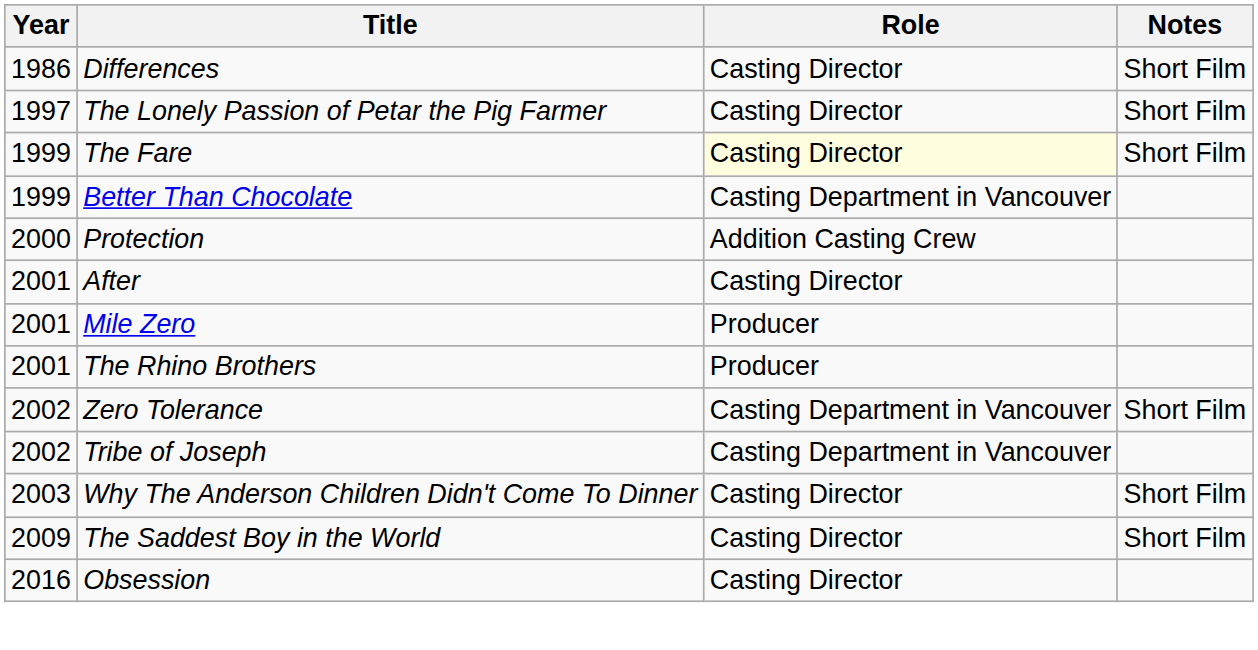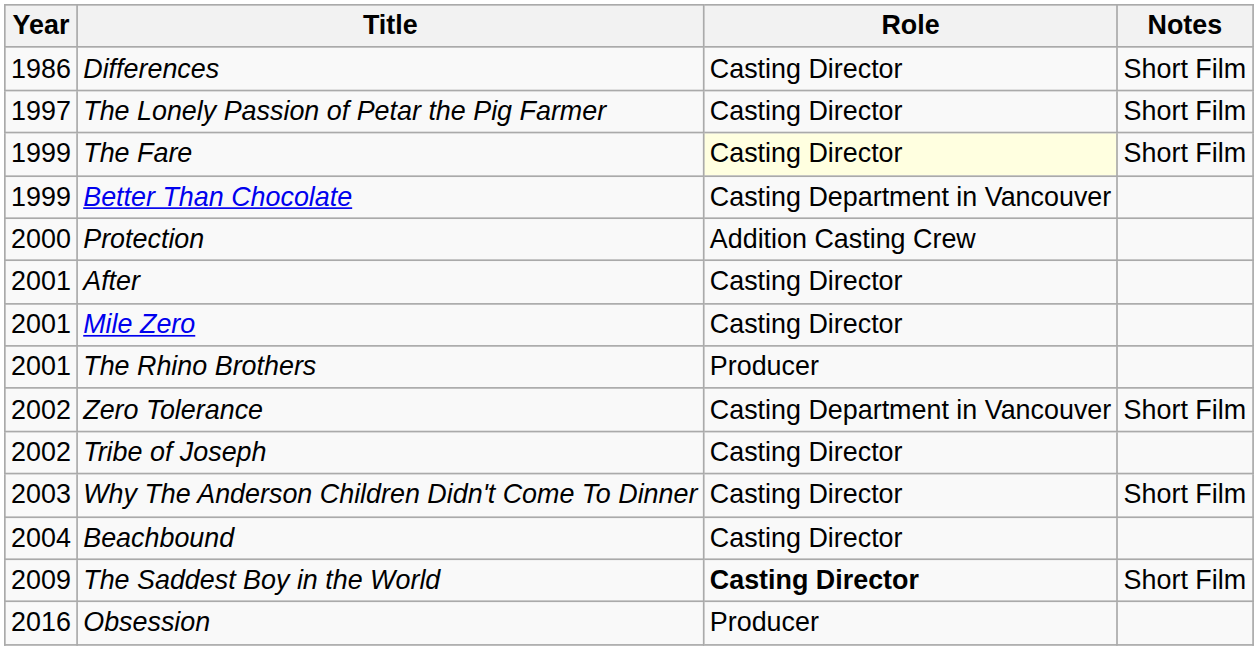(764, 324) Producer -> (806, 324) Casting Director
(911, 452) Casting Department in Vancouver -> (806, 452) Casting Director
+ row: (159, 537)
(806, 537) normal -> (814, 580) bold
(806, 580) Casting Director -> (764, 622) Producer
